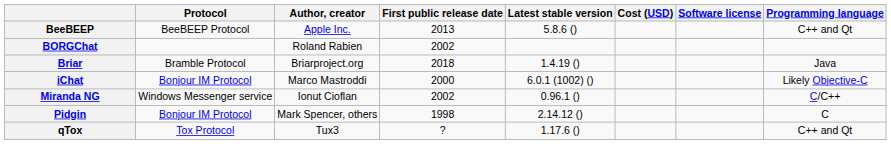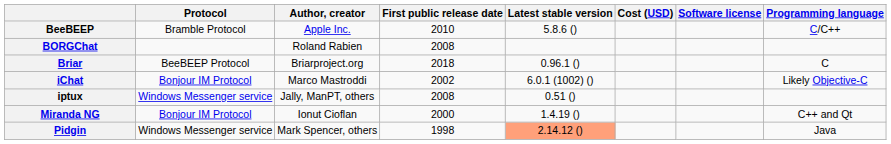(205, 30) BeeBEEP Protocol -> (205, 30) Bramble Protocol
(443, 30) 2013 -> (443, 30) 2010
(825, 30) C++ and Qt -> (825, 30) C/C++
(443, 47) 2002 -> (443, 47) 2008
(205, 64) Bramble Protocol -> (205, 64) BeeBEEP Protocol
(560, 64) 1.4.19 () -> (560, 64) 0.96.1 ()
(825, 64) Java -> (825, 64) C
(443, 80) 2000 -> (443, 80) 2002
+ row: (70, 97)
(205, 97) Windows Messenger service -> (205, 114) Bonjour IM Protocol
(443, 97) 2002 -> (443, 114) 2000
(560, 97) 0.96.1 () -> (560, 114) 1.4.19 ()
(825, 97) C/C++ -> (825, 114) C++ and Qt
(205, 114) Bonjour IM Protocol -> (205, 131) Windows Messenger service
(560, 114) no background -> (560, 131) lightsalmon background
(825, 114) C -> (825, 131) Java
- row: (70, 131)
